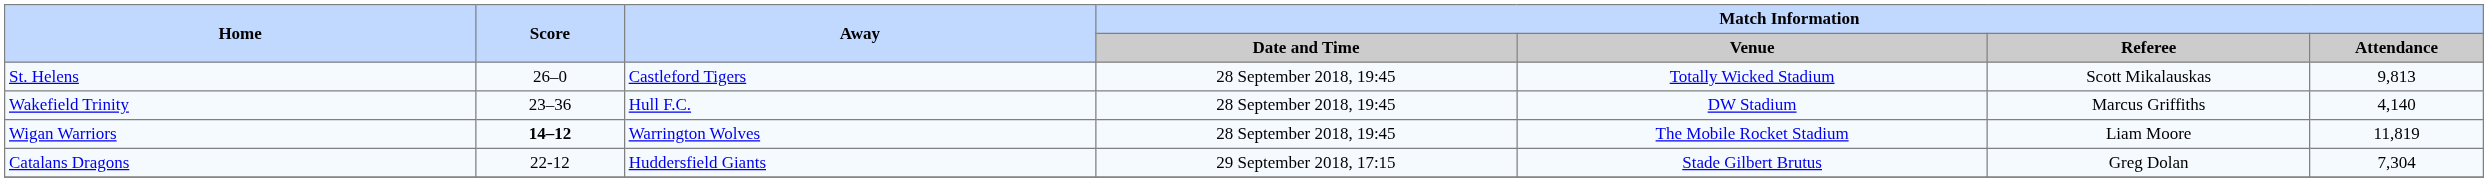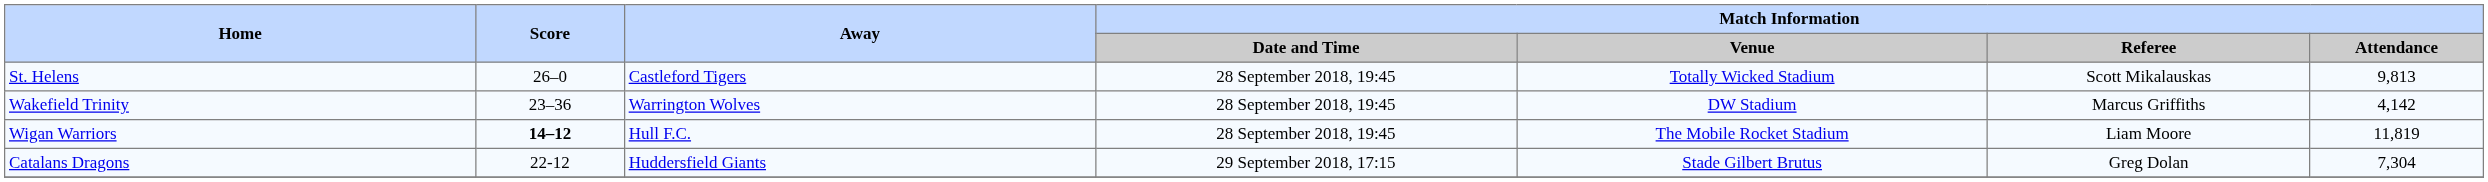(660, 105) Hull F.C. -> (694, 105) Warrington Wolves
(2397, 105) 4,140 -> (2397, 105) 4,142
(694, 133) Warrington Wolves -> (660, 133) Hull F.C.
